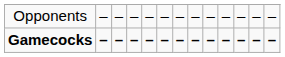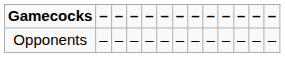rows swapped: (50, 40) <-> (50, 16)
